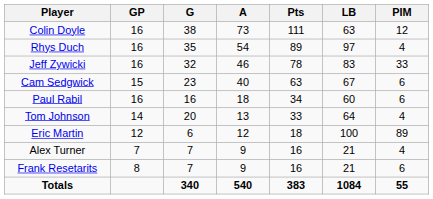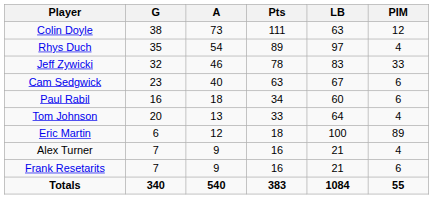- column: (137, 13)
